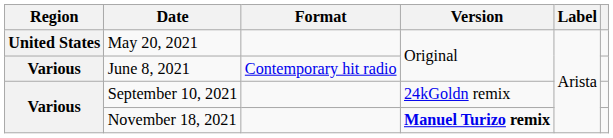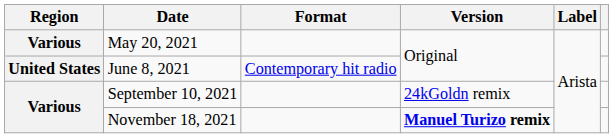(54, 42) United States -> (54, 42) Various
(54, 68) Various -> (54, 68) United States
